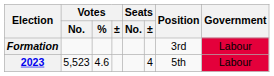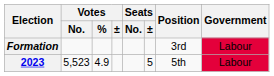(102, 63) 4.6 -> (102, 63) 4.9
(150, 63) 4 -> (150, 63) 5
